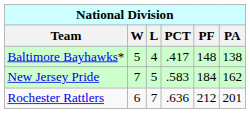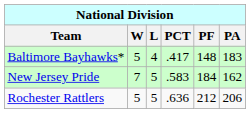(232, 56) 138 -> (232, 56) 183
(137, 98) 6 -> (137, 98) 5
(154, 98) 7 -> (154, 98) 5
(232, 98) 201 -> (232, 98) 206
